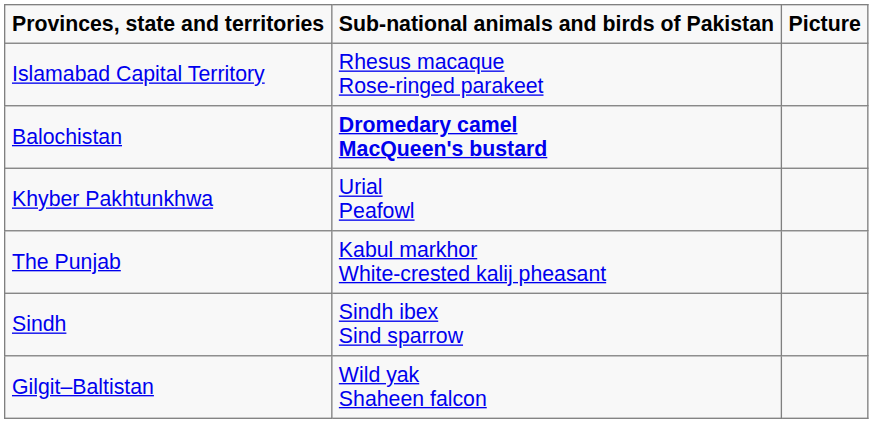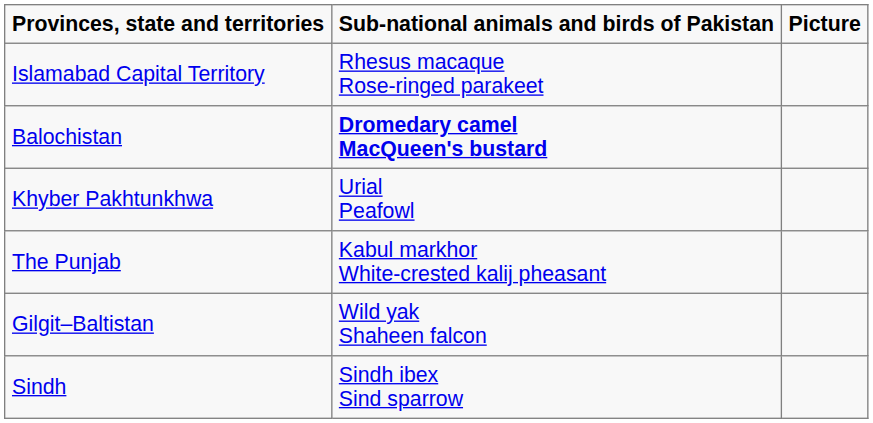rows swapped: (39, 324) <-> (83, 386)
